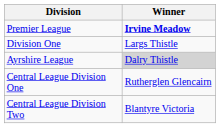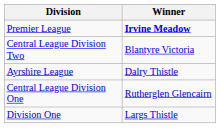rows swapped: (34, 44) <-> (56, 109)
(151, 60) lightgrey background -> (151, 71) no background
